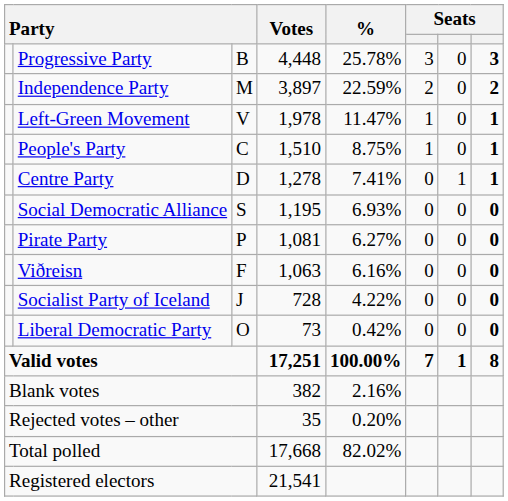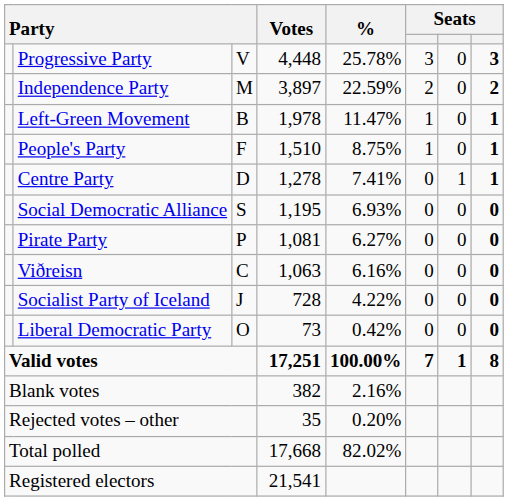(242, 58) B -> (243, 58) V
(243, 118) V -> (242, 118) B
(242, 149) C -> (241, 149) F
(241, 269) F -> (242, 269) C
